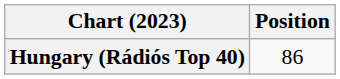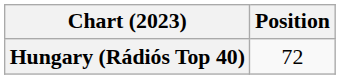(292, 56) 86 -> (292, 56) 72
